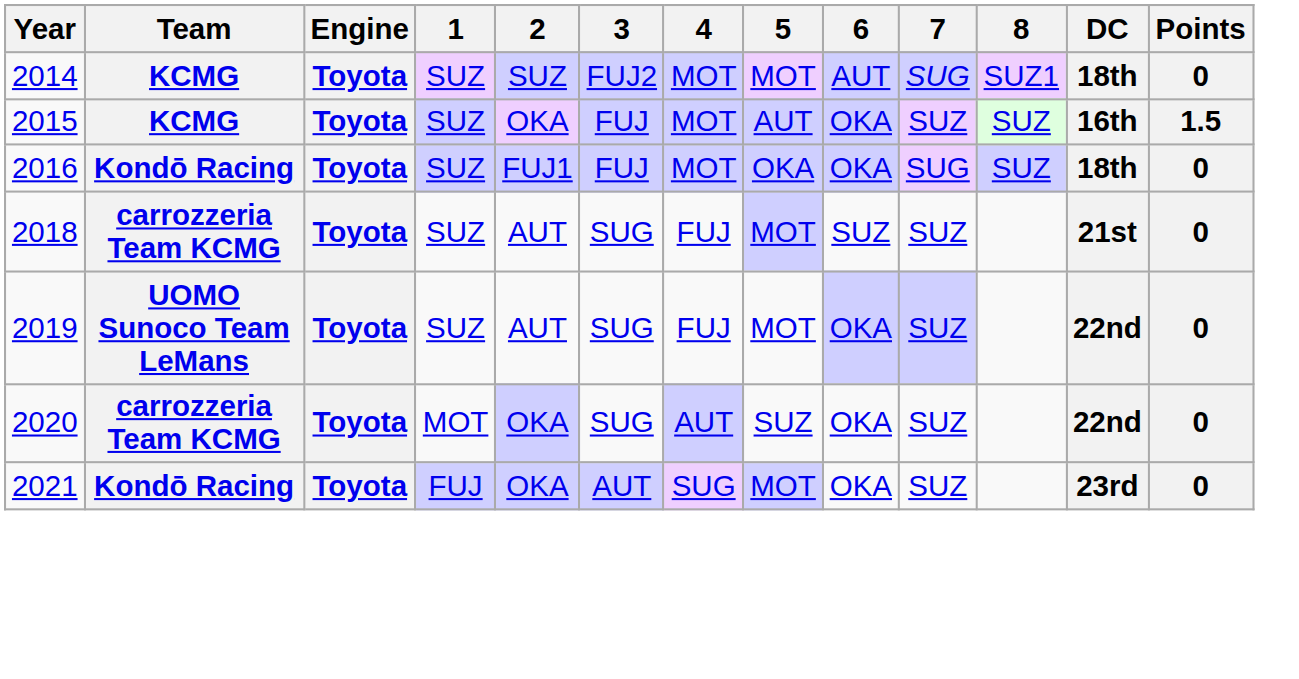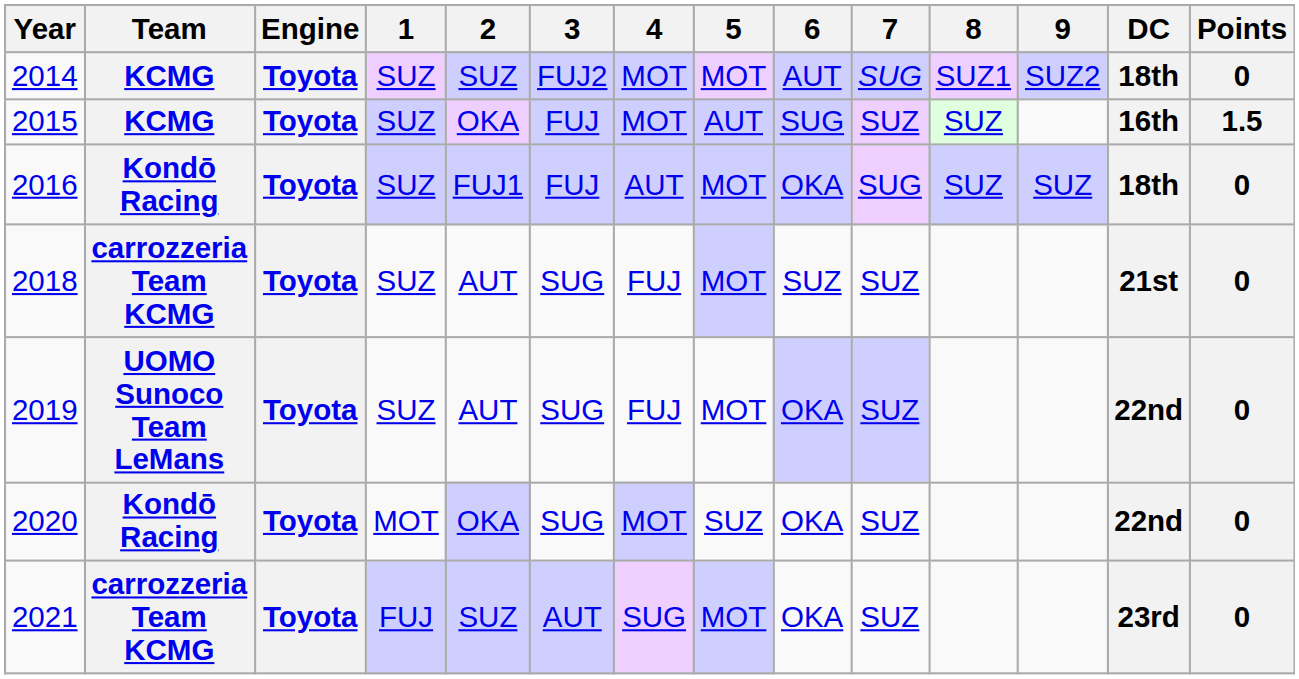+ column: (1063, 29)
(861, 122) OKA -> (812, 122) SUG
(704, 169) MOT -> (654, 185) AUT
(783, 169) OKA -> (734, 185) MOT
(194, 423) carrozzeria Team KCMG -> (169, 522) Kondō Racing
(704, 423) AUT -> (654, 522) MOT
(194, 486) Kondō Racing -> (169, 618) carrozzeria Team KCMG
(537, 486) OKA -> (488, 618) SUZ
